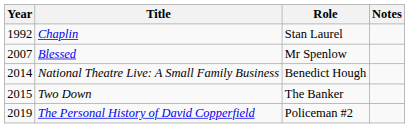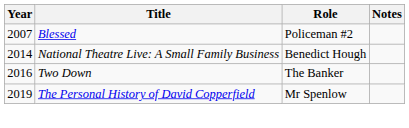- row: (58, 34)
(316, 53) Mr Spenlow -> (319, 34) Policeman #2
(20, 93) 2015 -> (20, 73) 2016
(319, 113) Policeman #2 -> (316, 93) Mr Spenlow
